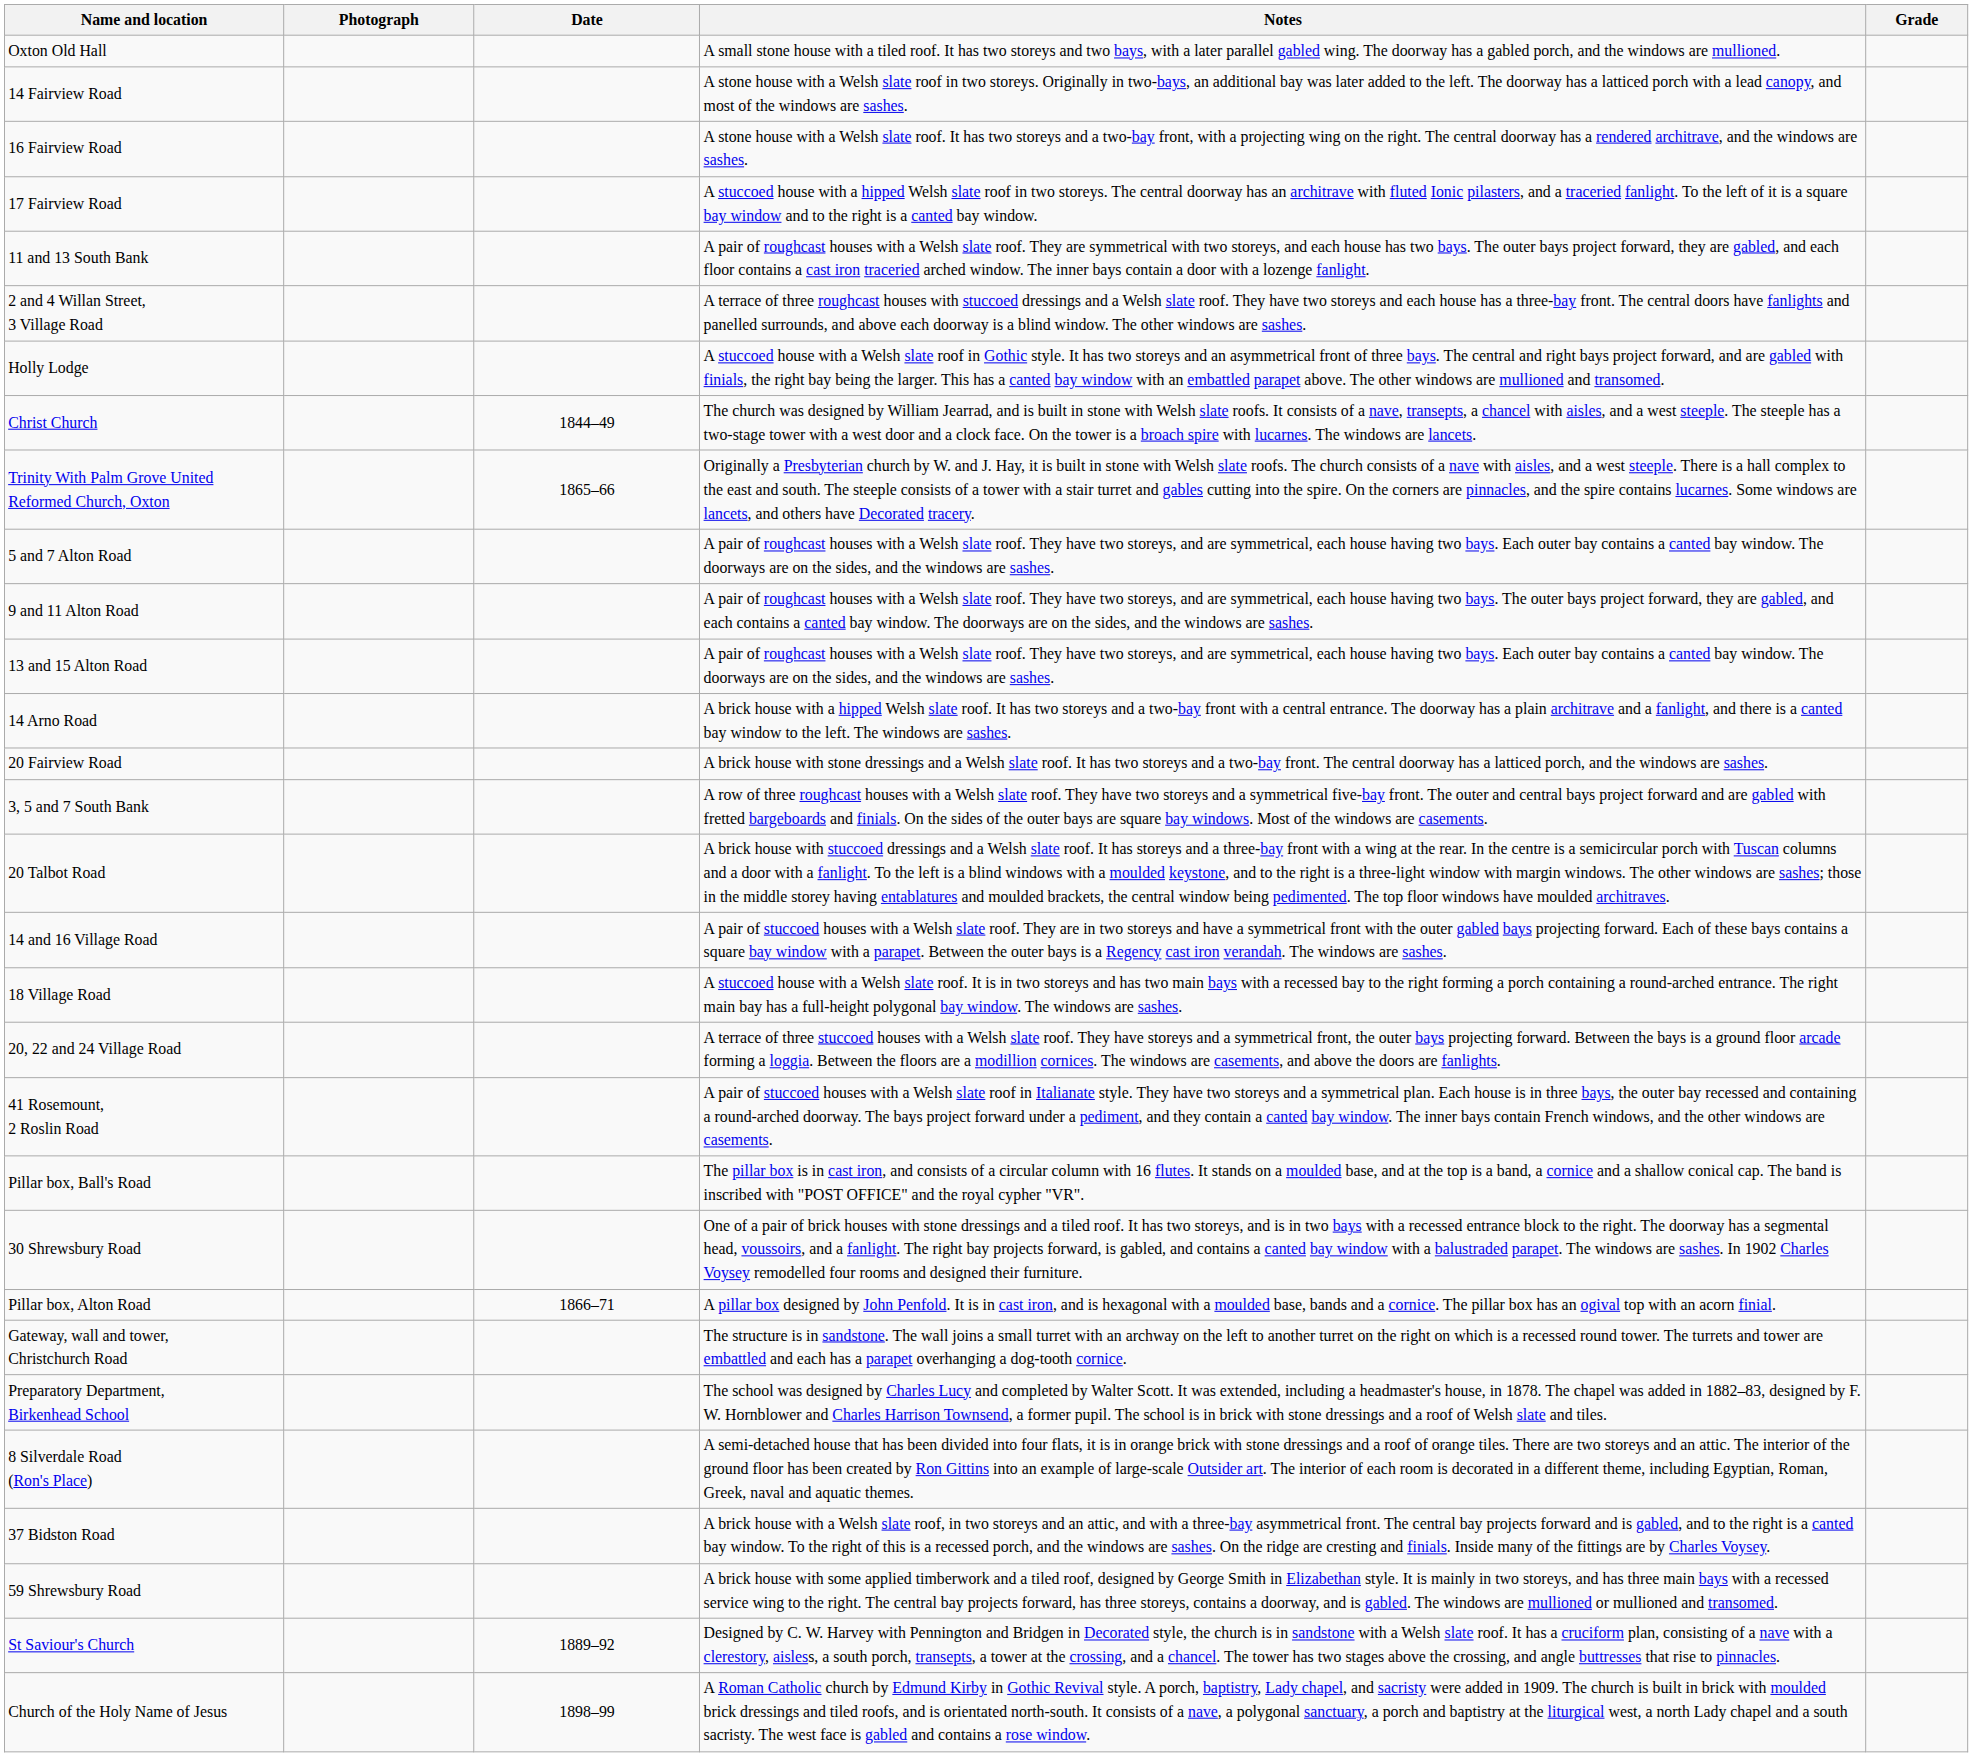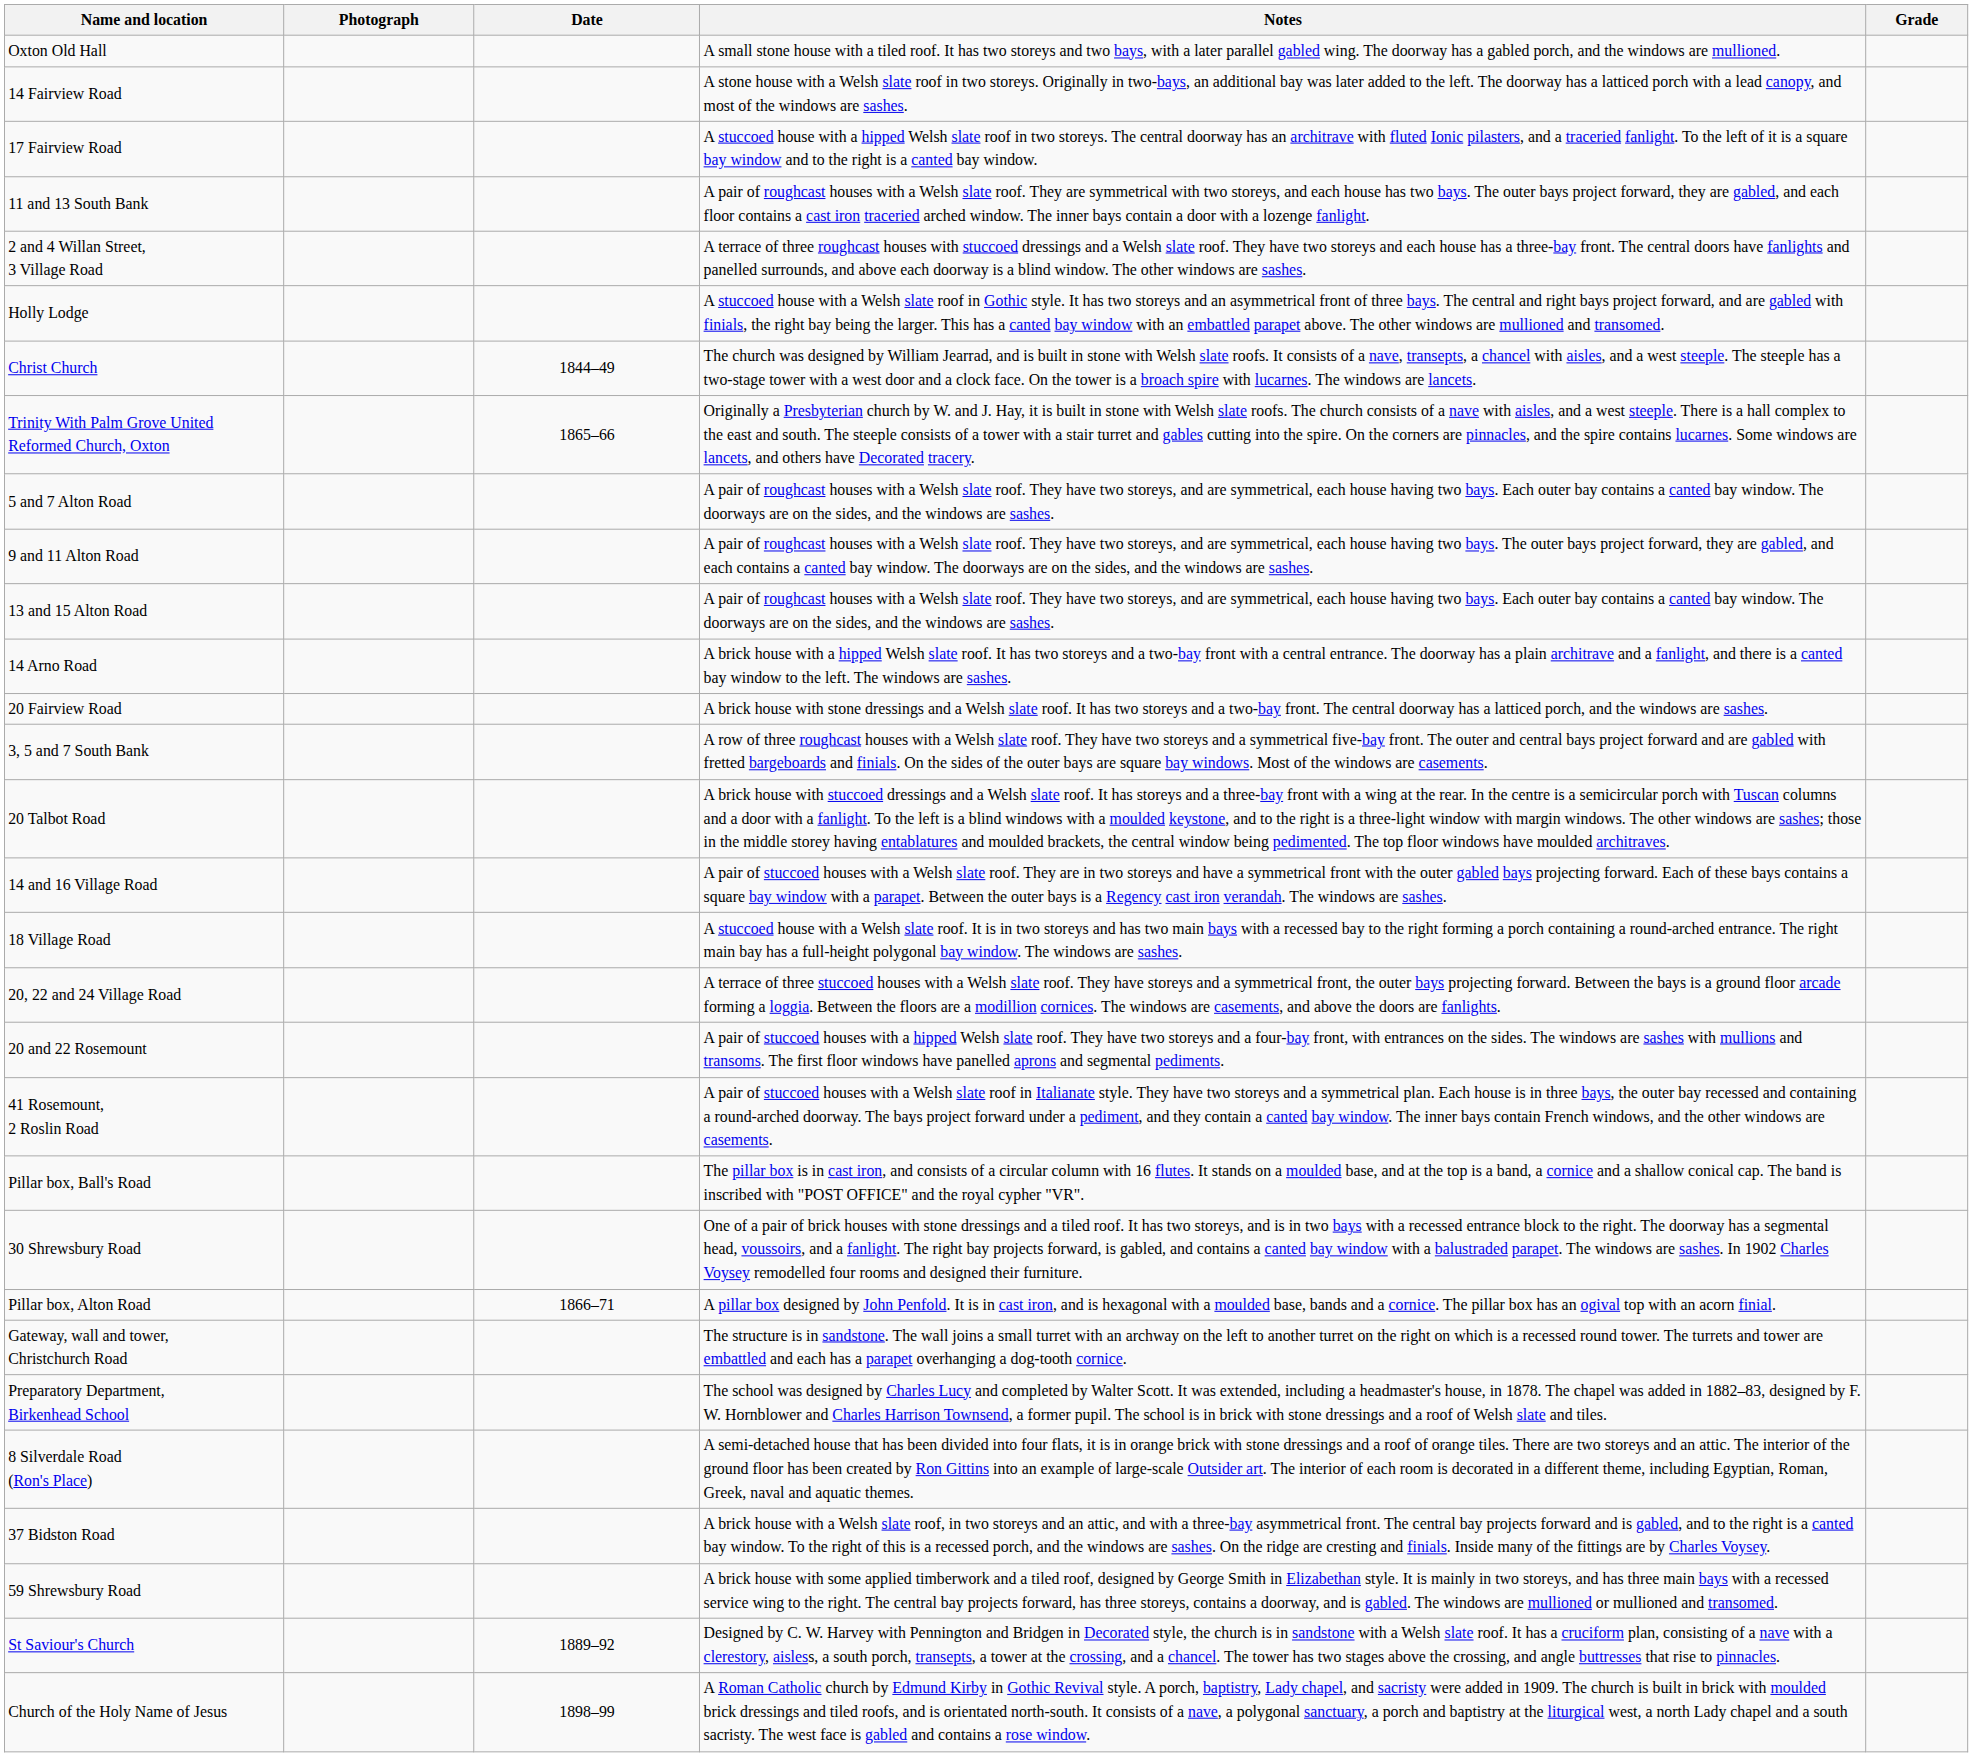- row: (65, 148)
+ row: (77, 1049)
